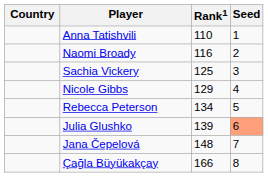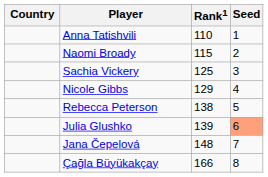(203, 53) 116 -> (203, 53) 115
(204, 108) 134 -> (204, 108) 138
